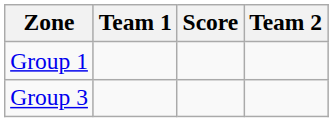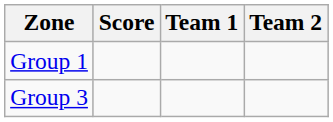columns swapped: (135, 23) <-> (210, 23)
